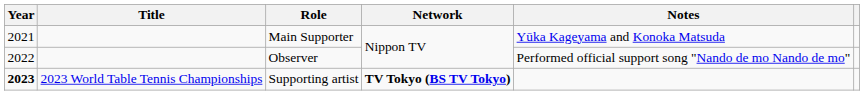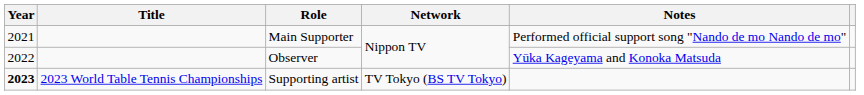(621, 36) Yūka Kageyama and Konoka Matsuda -> (679, 36) Performed official support song "Nando de mo Nando de mo"
(683, 57) Performed official support song "Nando de mo Nando de mo" -> (617, 57) Yūka Kageyama and Konoka Matsuda
(438, 79) bold -> (436, 79) normal
